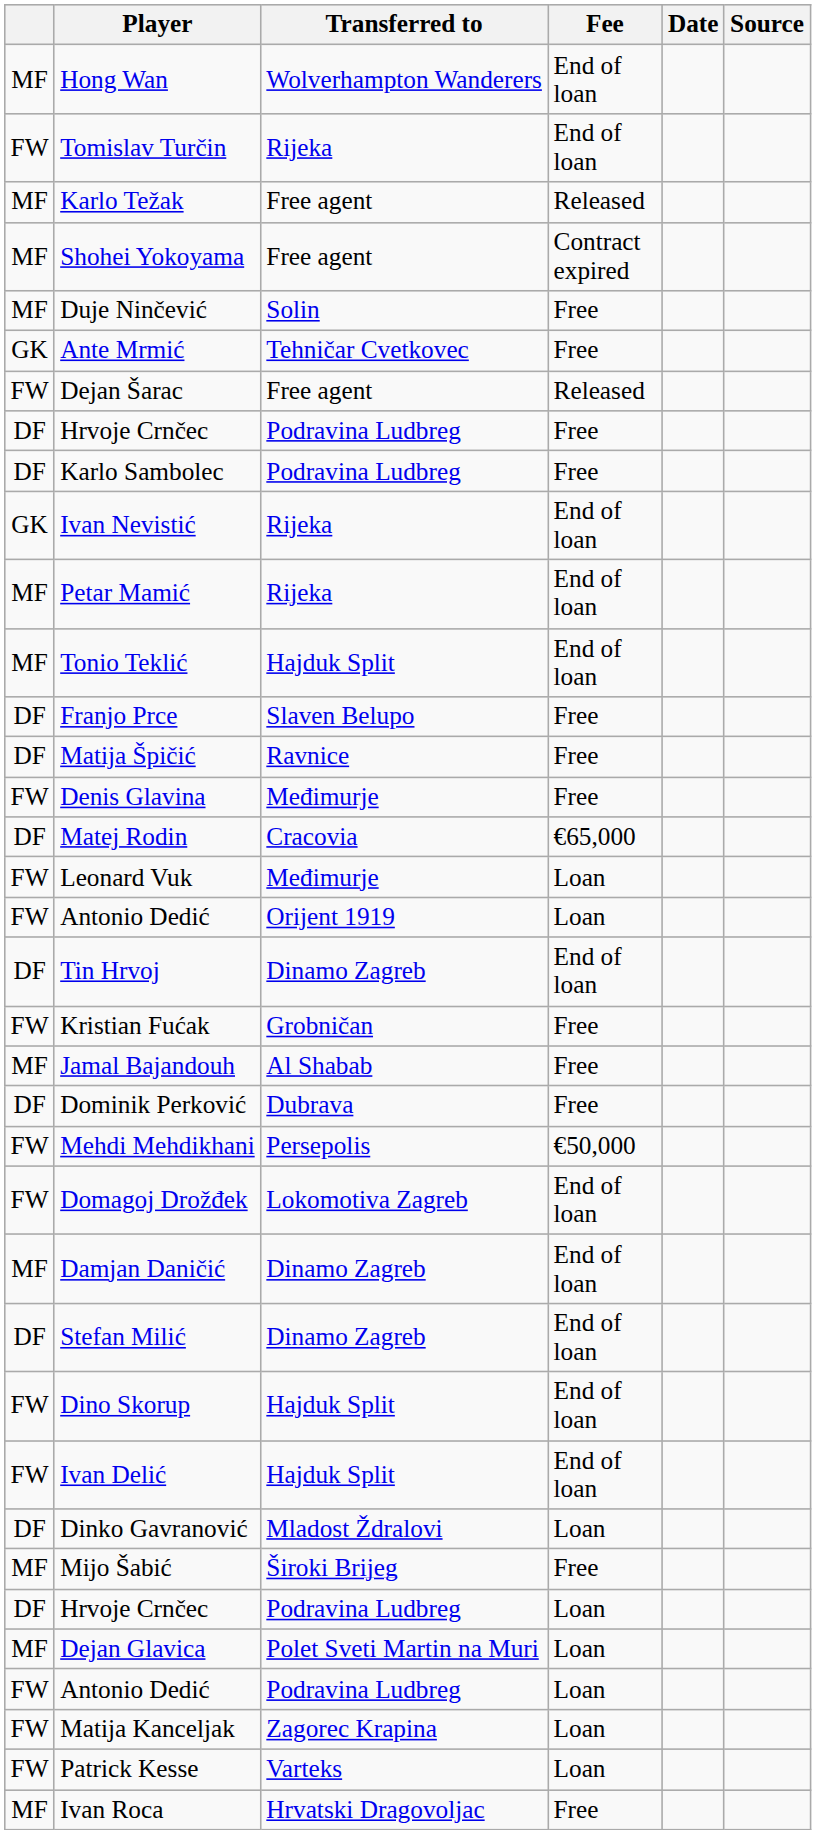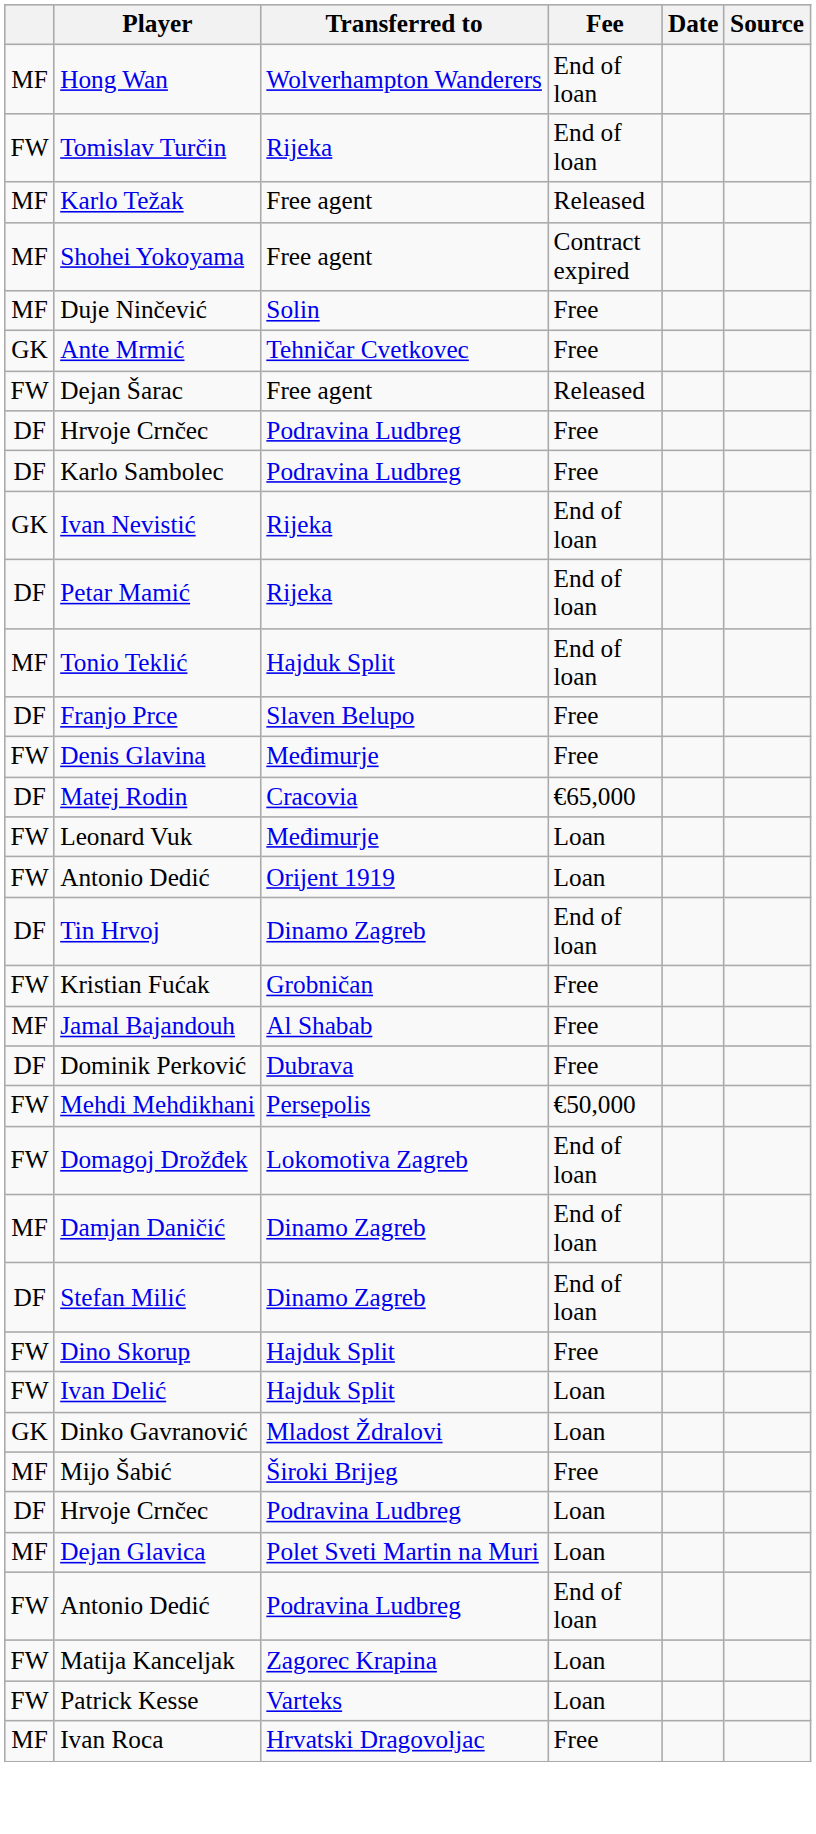(30, 593) MF -> (30, 593) DF
- row: (128, 756)
(588, 1405) End of loan -> (576, 1351) Free
(588, 1474) End of loan -> (580, 1391) Loan
(30, 1528) DF -> (30, 1431) GK
(580, 1688) Loan -> (588, 1606) End of loan
